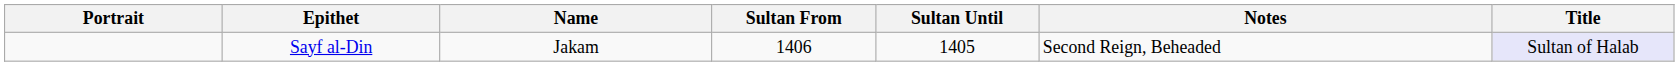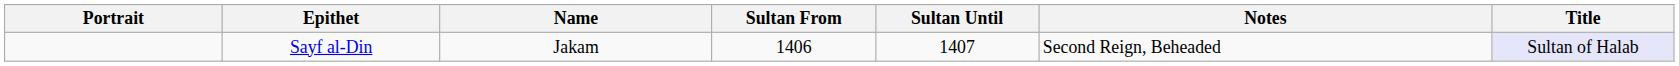(957, 46) 1405 -> (957, 46) 1407
